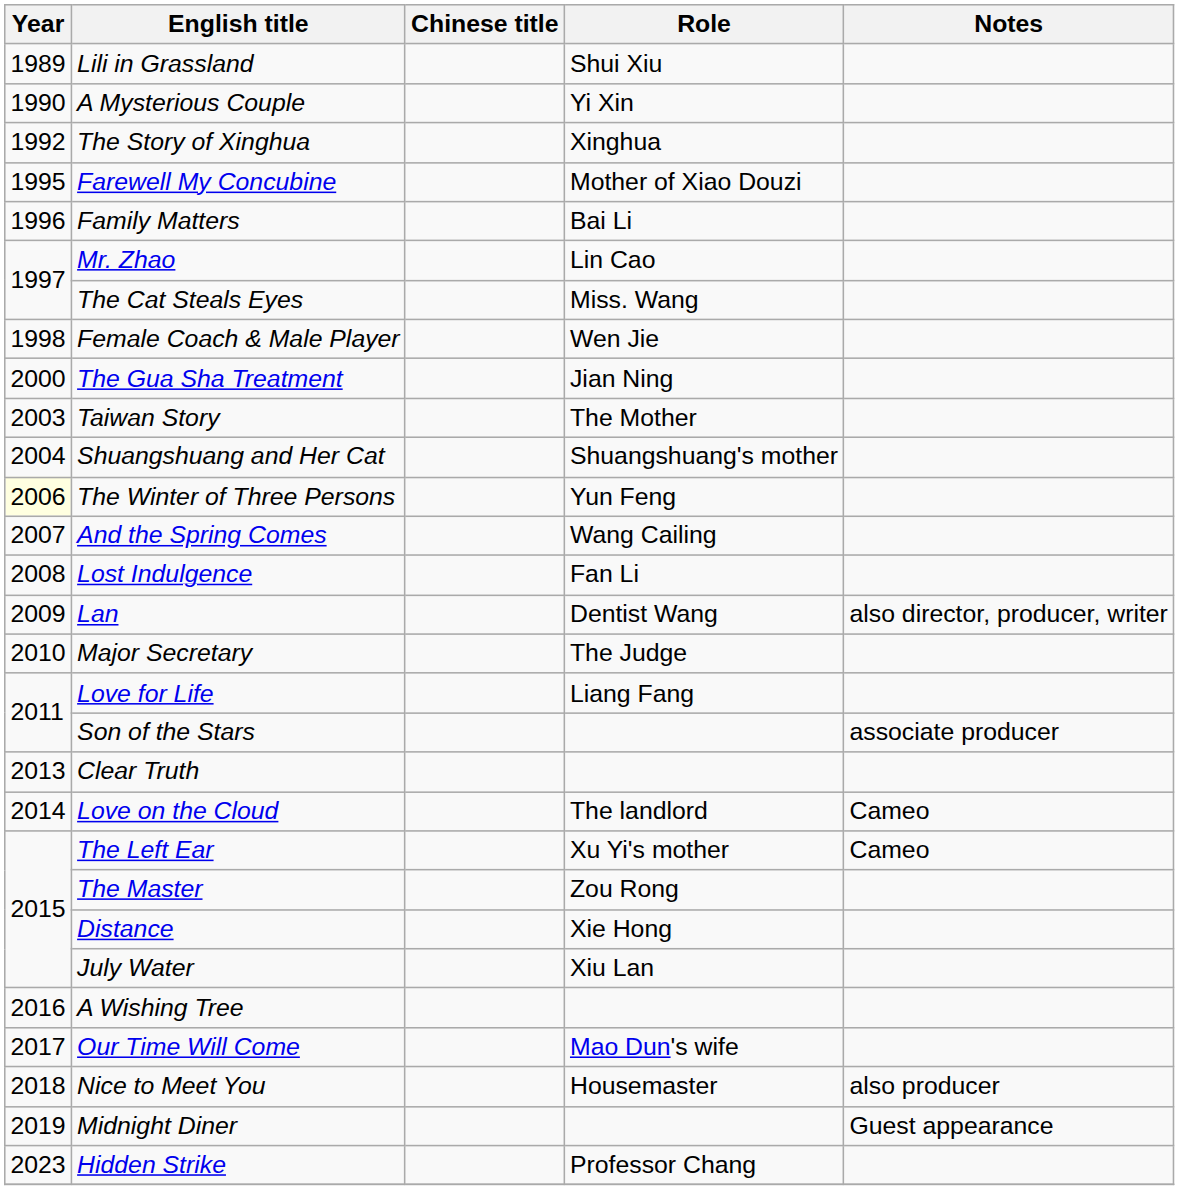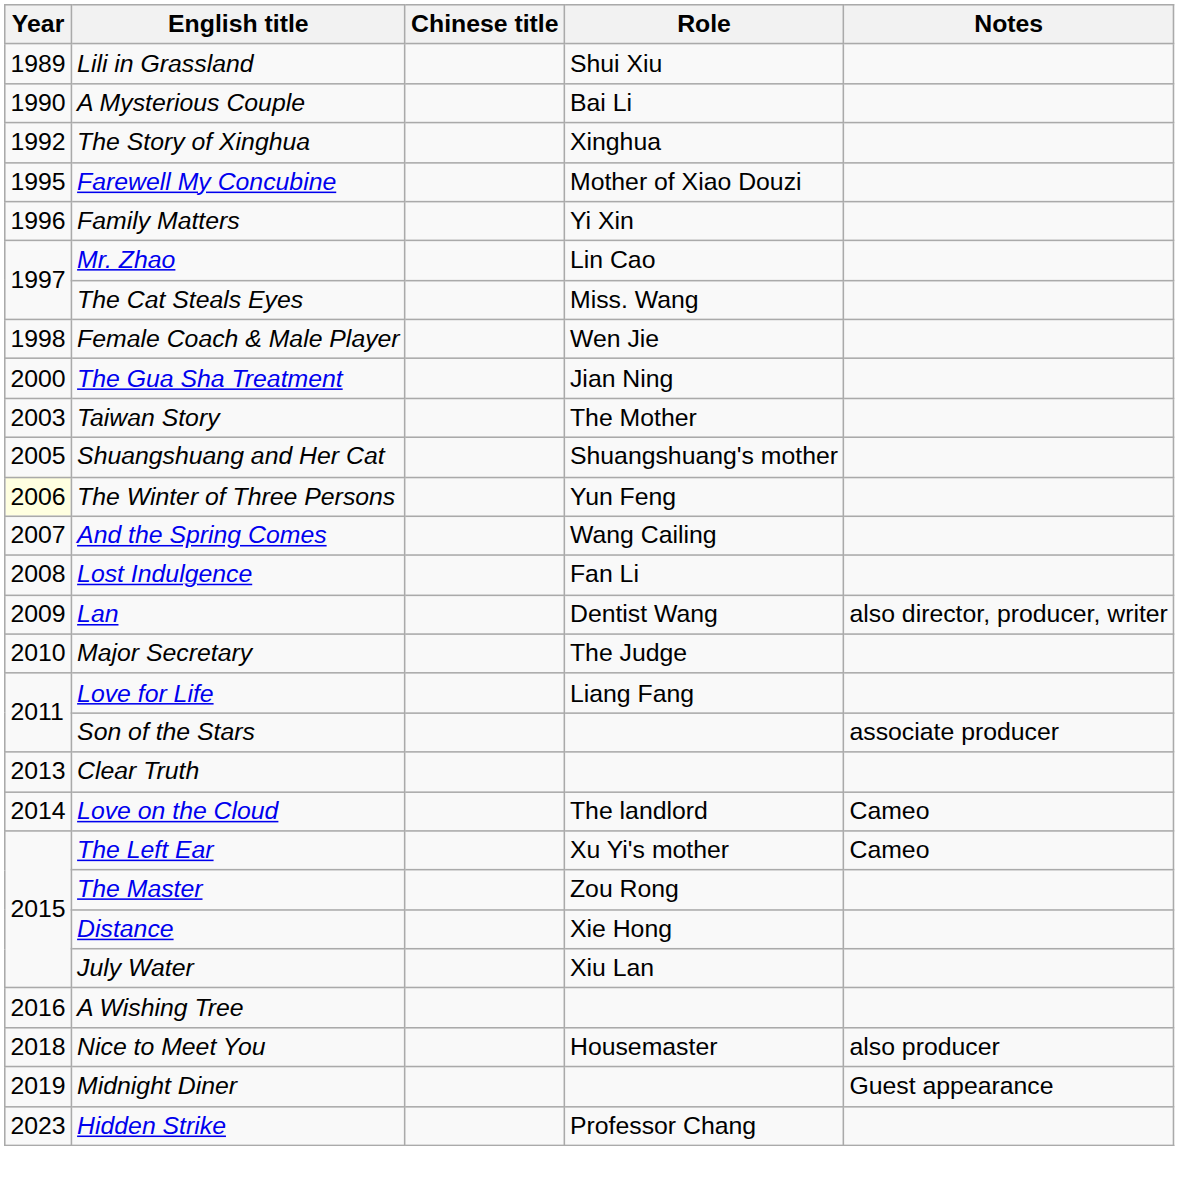(602, 102) Yi Xin -> (601, 102) Bai Li
(601, 220) Bai Li -> (602, 220) Yi Xin
(38, 456) 2004 -> (38, 456) 2005
- row: (188, 1046)
